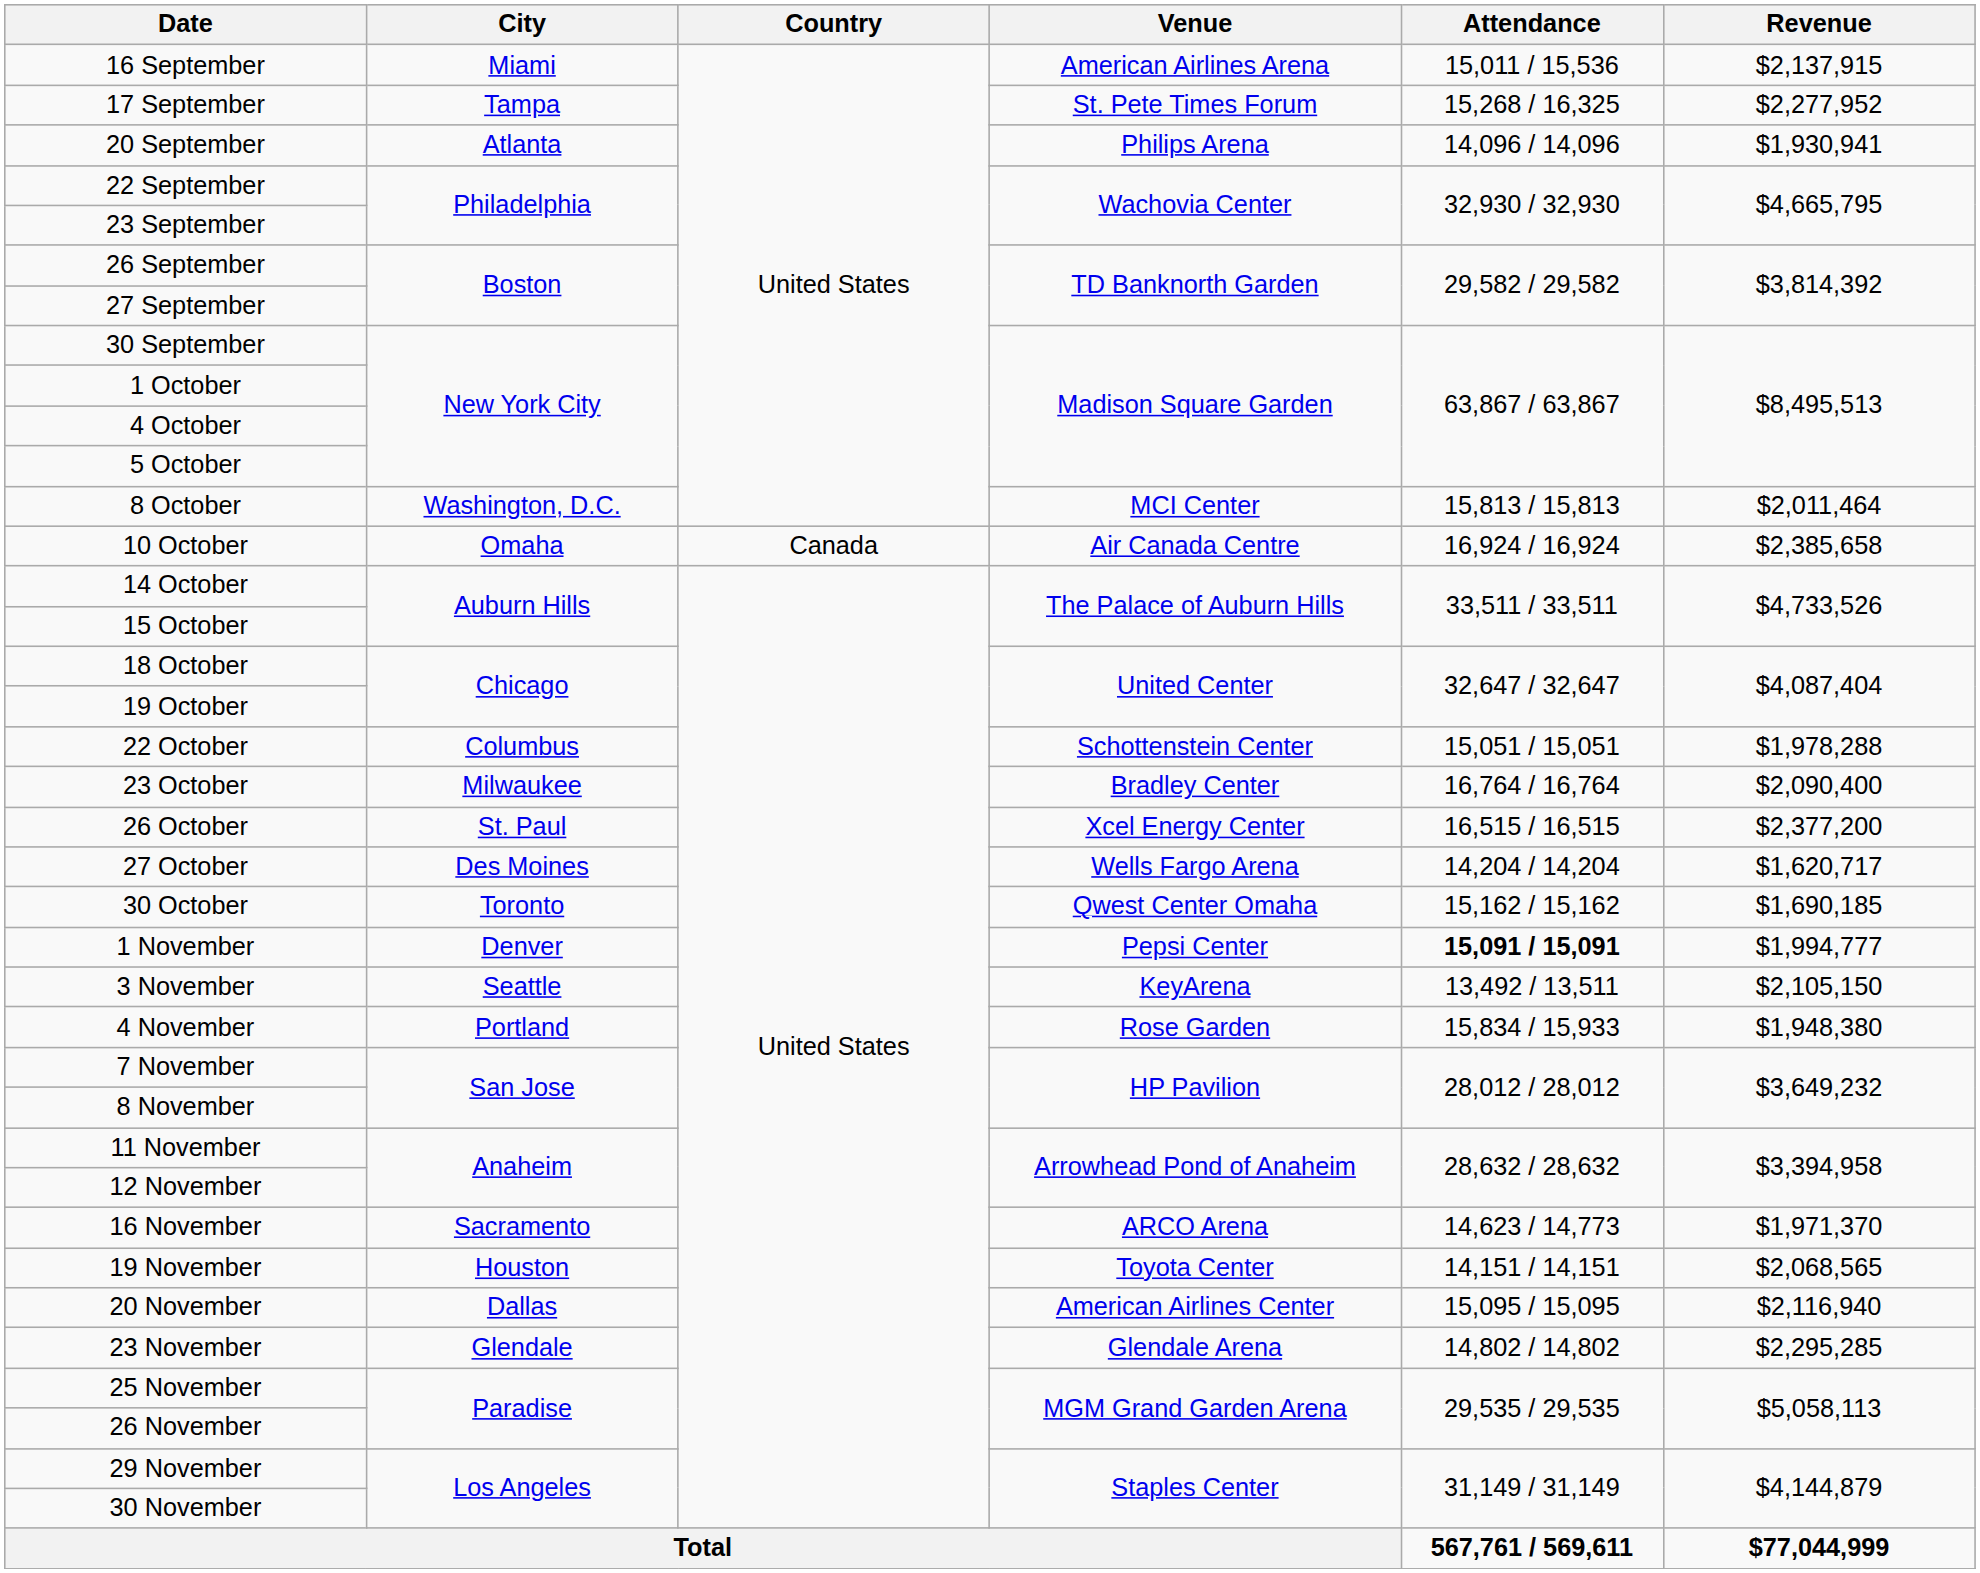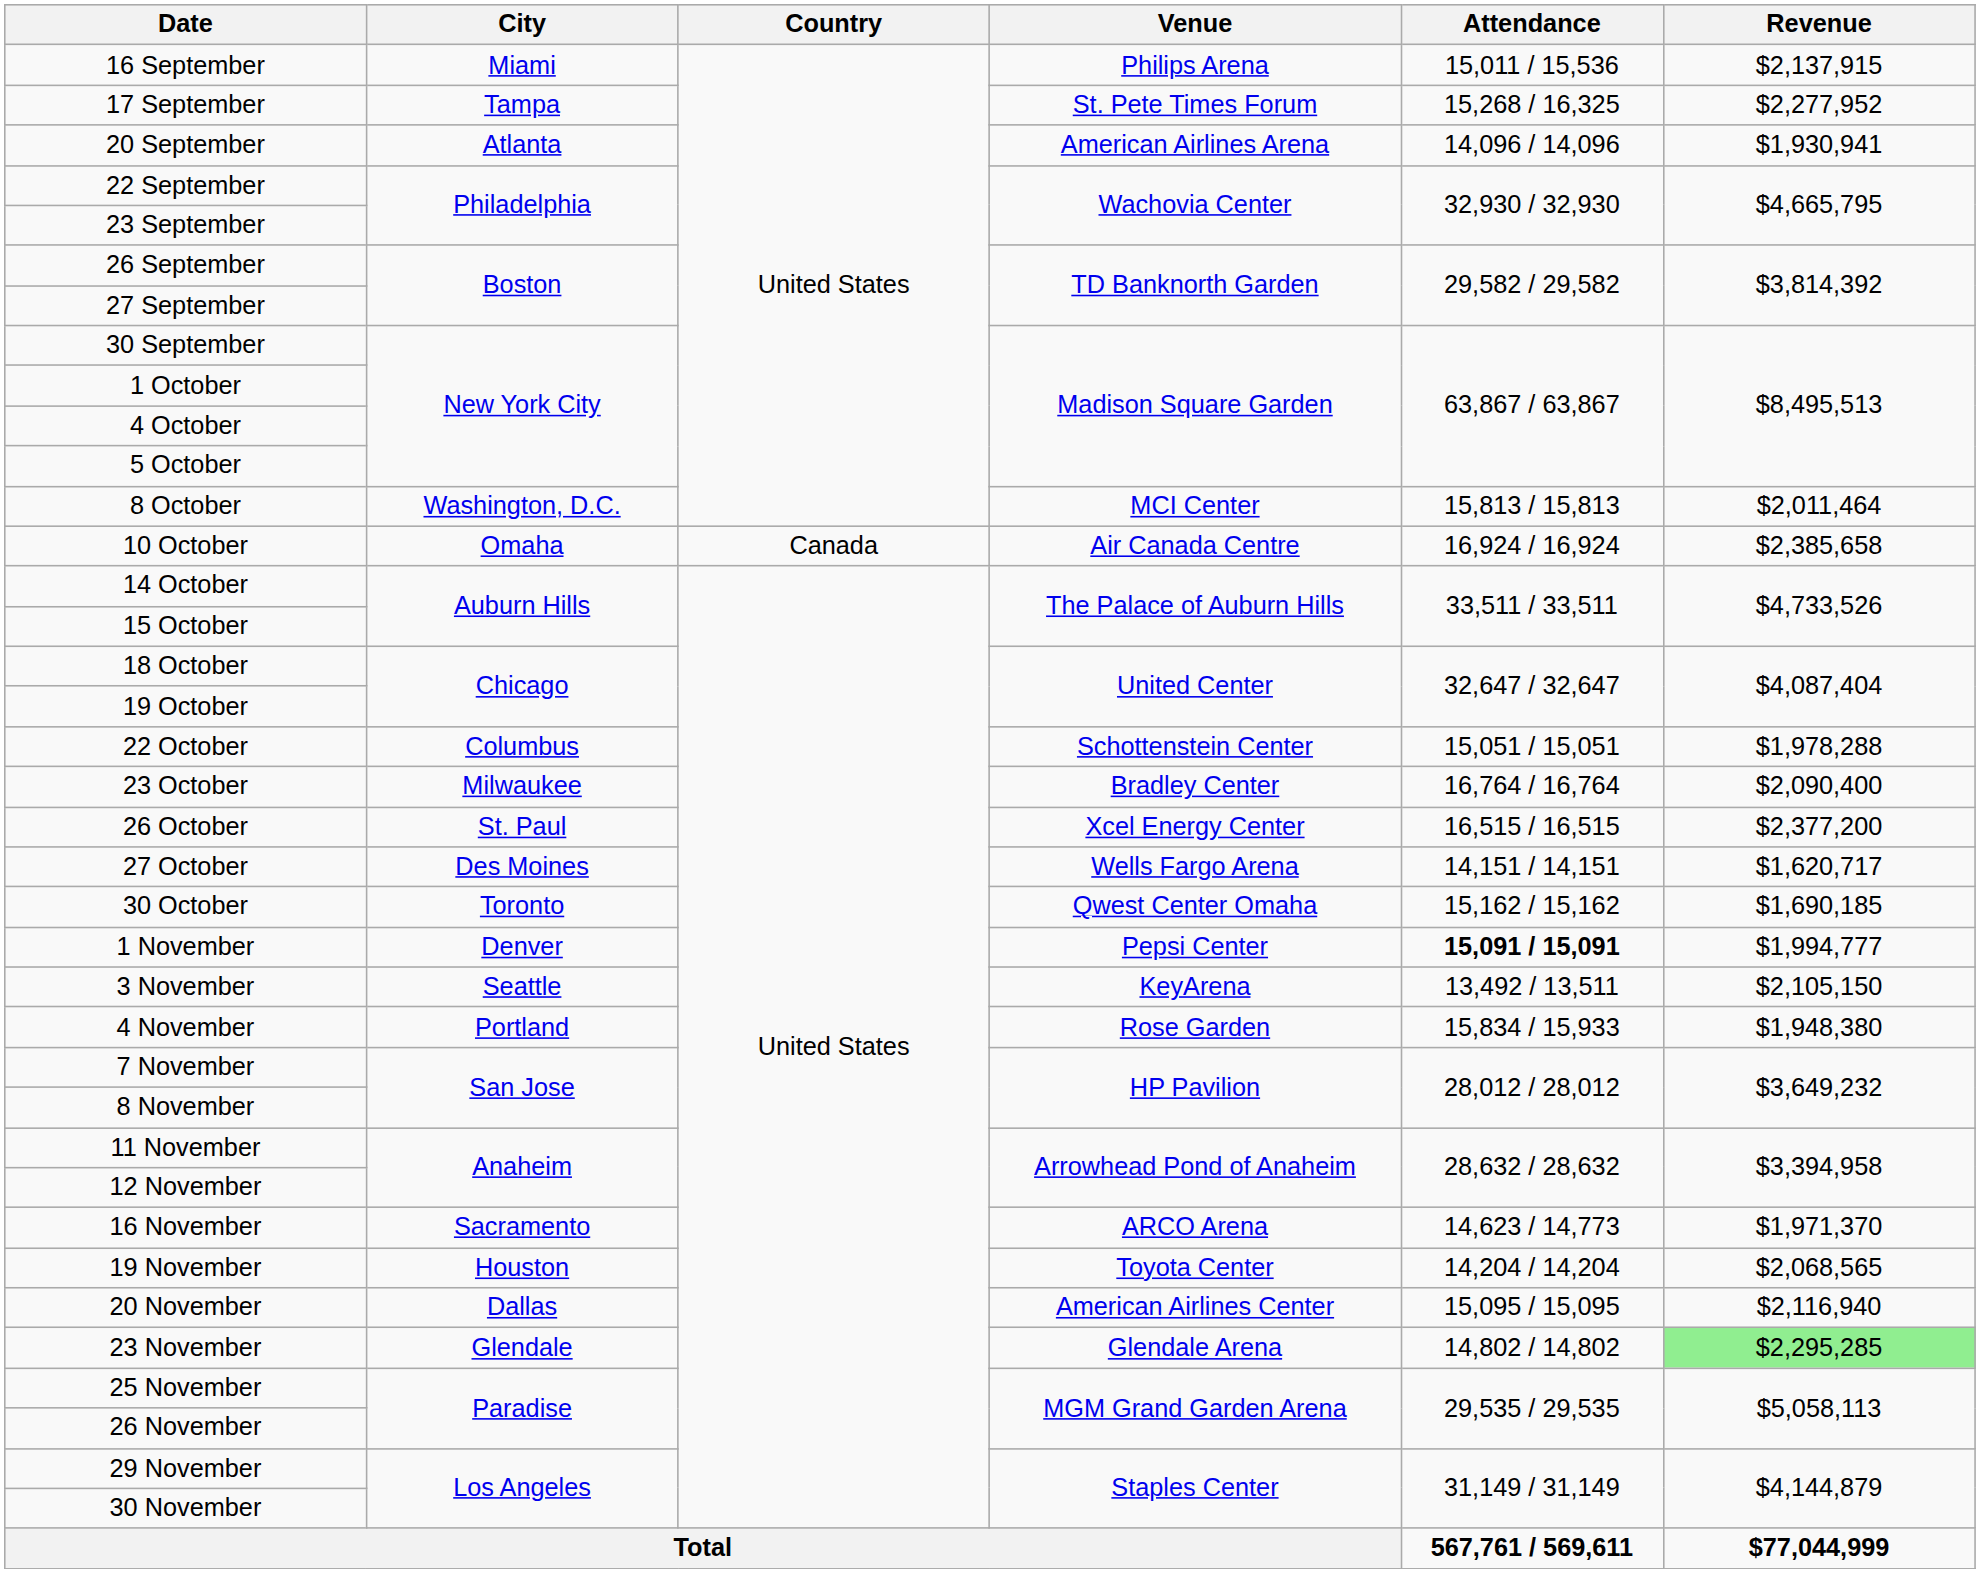(1195, 64) American Airlines Arena -> (1195, 64) Philips Arena
(1195, 144) Philips Arena -> (1195, 144) American Airlines Arena
(1532, 866) 14,204 / 14,204 -> (1532, 866) 14,151 / 14,151
(1532, 1267) 14,151 / 14,151 -> (1532, 1267) 14,204 / 14,204
(1819, 1347) no background -> (1819, 1347) lightgreen background
